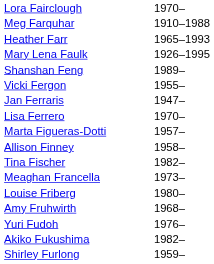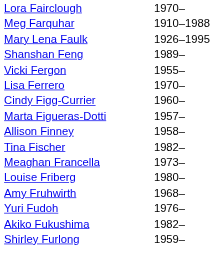- row: (36, 39)
- row: (34, 100)
+ row: (50, 100)
